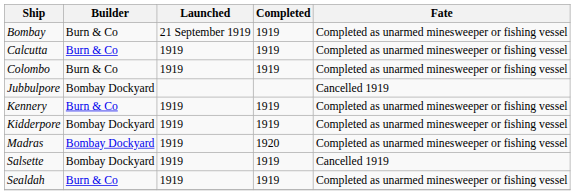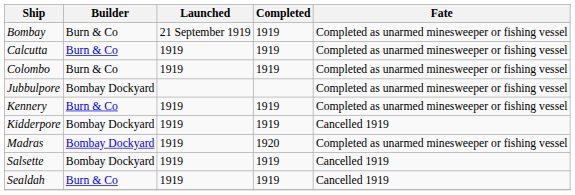(352, 87) Cancelled 1919 -> (442, 87) Completed as unarmed minesweeper or fishing vessel
(442, 124) Completed as unarmed minesweeper or fishing vessel -> (352, 124) Cancelled 1919
(442, 180) Completed as unarmed minesweeper or fishing vessel -> (352, 180) Cancelled 1919
